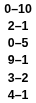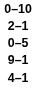- row: (18, 77)
